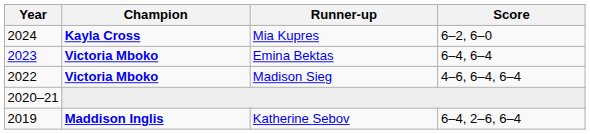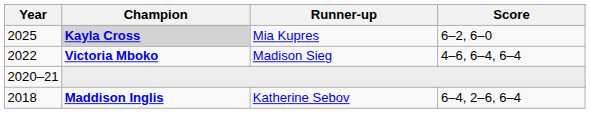(22, 36) 2024 -> (22, 36) 2025
(103, 36) no background -> (103, 36) lightgrey background
- row: (293, 57)
(22, 119) 2019 -> (22, 98) 2018
